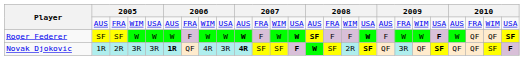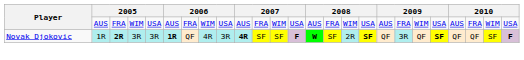- row: (37, 36)
(119, 49) normal -> (119, 36) bold
